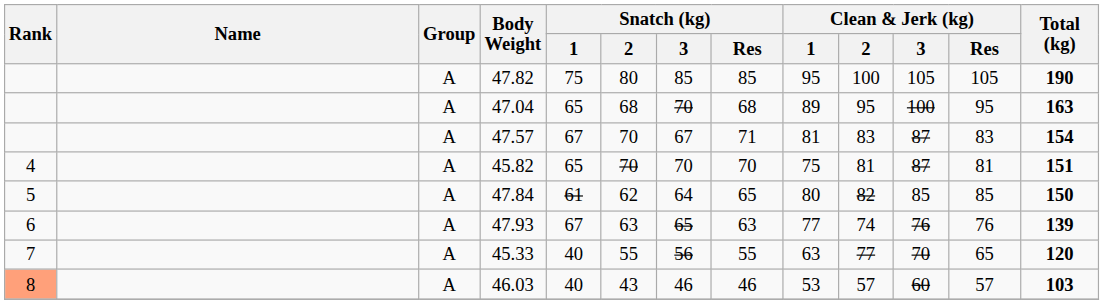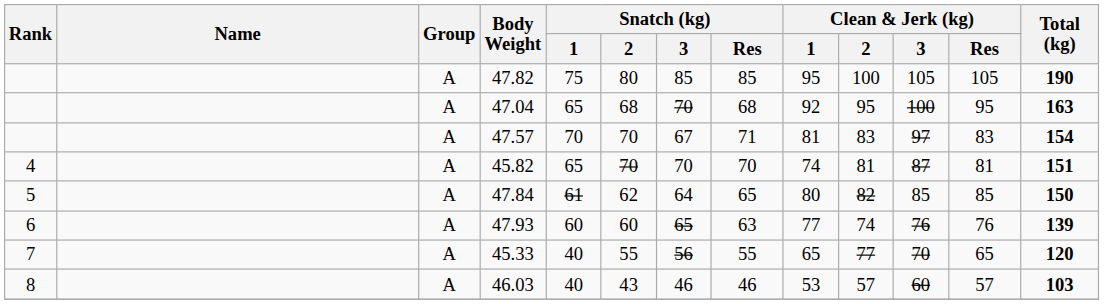(811, 107) 89 -> (811, 107) 92
(574, 136) 67 -> (574, 136) 70
(921, 136) 87 -> (921, 136) 97
(811, 166) 75 -> (811, 166) 74
(574, 225) 67 -> (574, 225) 60
(629, 225) 63 -> (629, 225) 60
(811, 254) 63 -> (811, 254) 65
(31, 284) lightsalmon background -> (31, 284) no background
